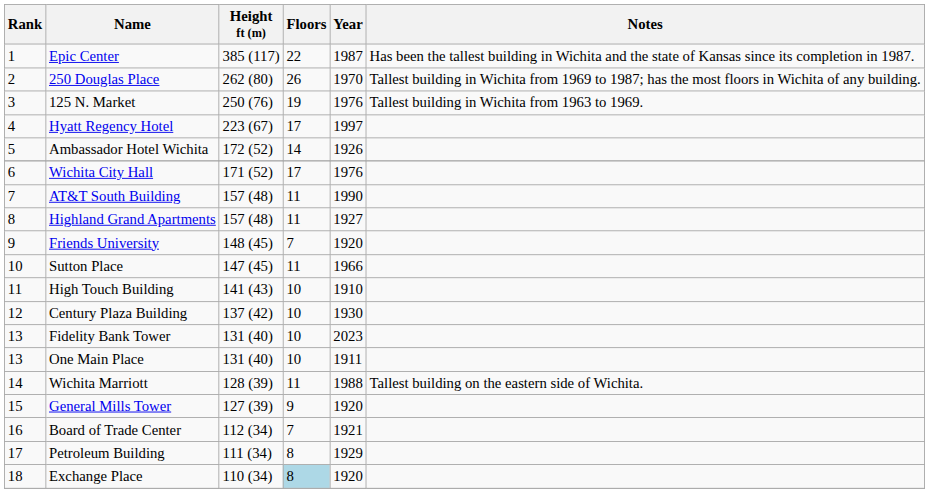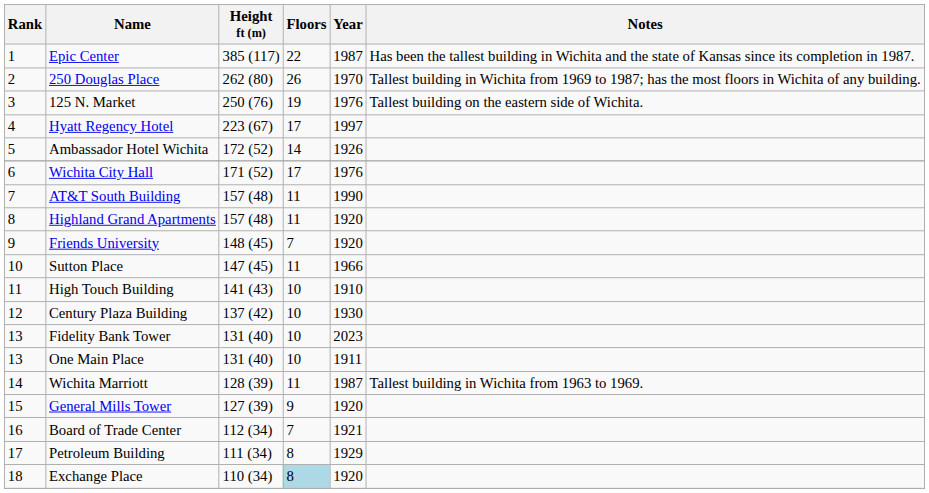(506, 102) Tallest building in Wichita from 1963 to 1969. -> (506, 102) Tallest building on the eastern side of Wichita.
(348, 219) 1927 -> (348, 219) 1920
(348, 382) 1988 -> (348, 382) 1987
(506, 382) Tallest building on the eastern side of Wichita. -> (506, 382) Tallest building in Wichita from 1963 to 1969.
